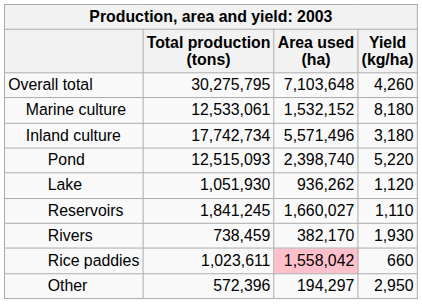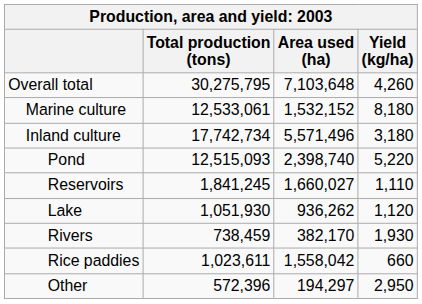rows swapped: (45, 185) <-> (66, 210)
(319, 260) pink background -> (319, 260) no background
